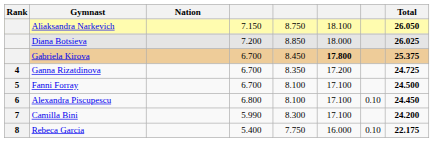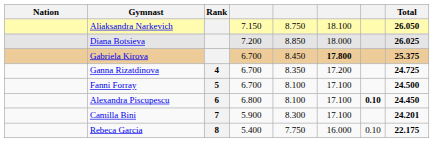columns swapped: (17, 11) <-> (188, 11)
(373, 100) normal -> (373, 100) bold
(251, 115) 5.990 -> (251, 115) 5.900
(407, 115) 24.200 -> (407, 115) 24.201
